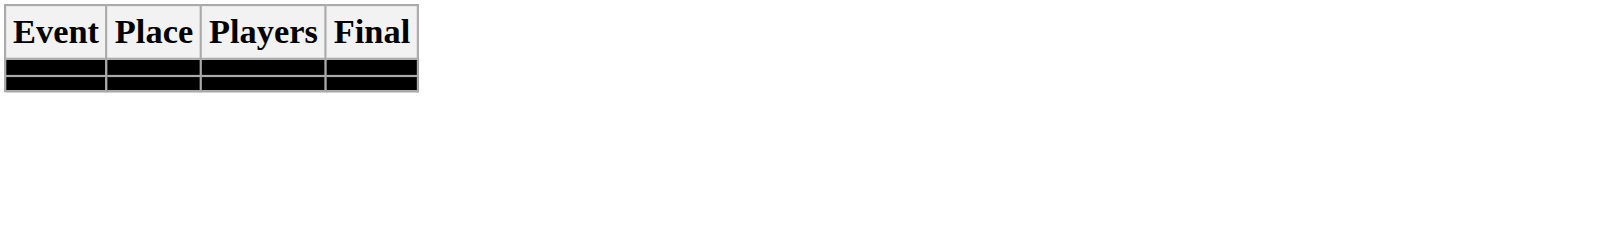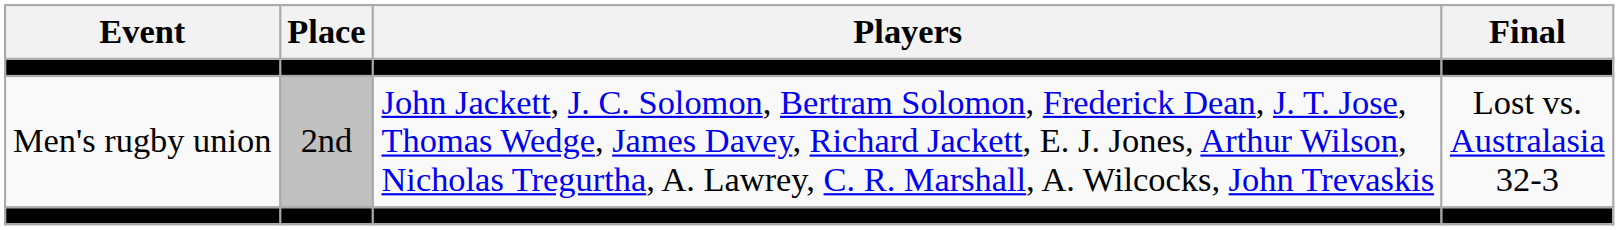+ row: (142, 140)
